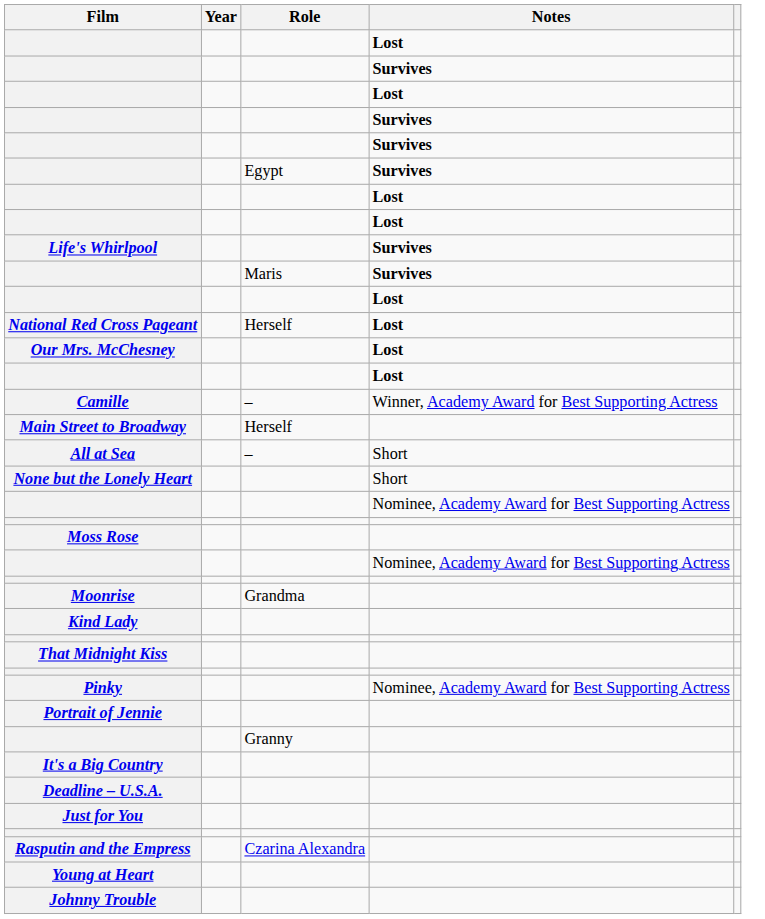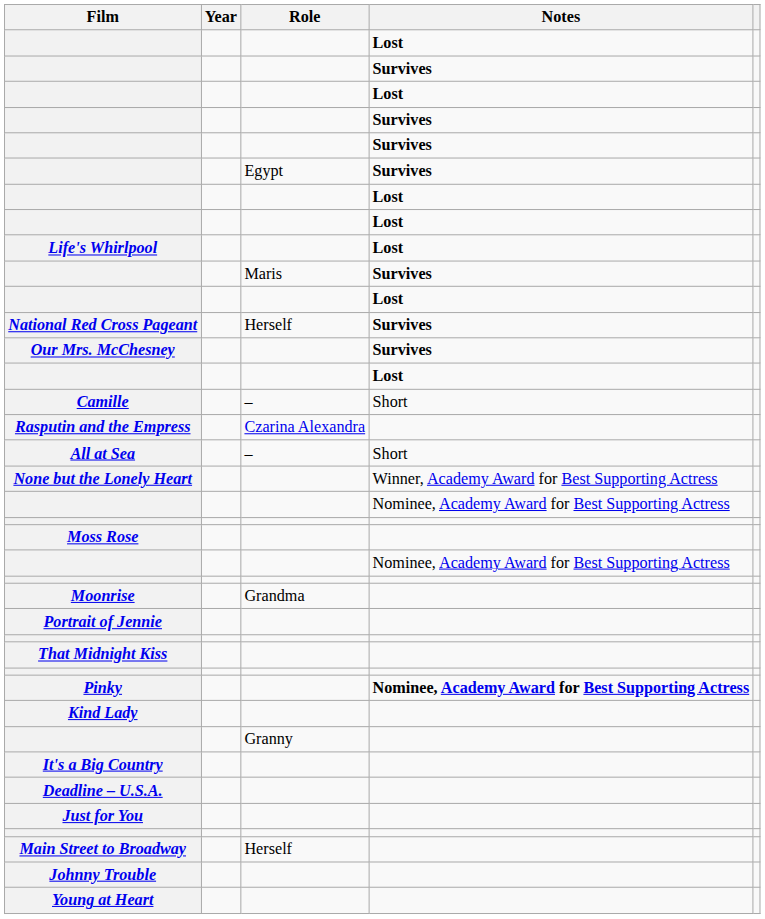(402, 247) Survives -> (388, 247) Lost
(388, 324) Lost -> (402, 324) Survives
(388, 350) Lost -> (402, 350) Survives
(545, 401) Winner, Academy Award for Best Supporting Actress -> (390, 401) Short
rows swapped: (103, 849) <-> (103, 427)
(390, 478) Short -> (545, 478) Winner, Academy Award for Best Supporting Actress
rows swapped: (103, 713) <-> (103, 621)
(551, 687) normal -> (561, 687) bold
rows swapped: (103, 874) <-> (103, 900)
